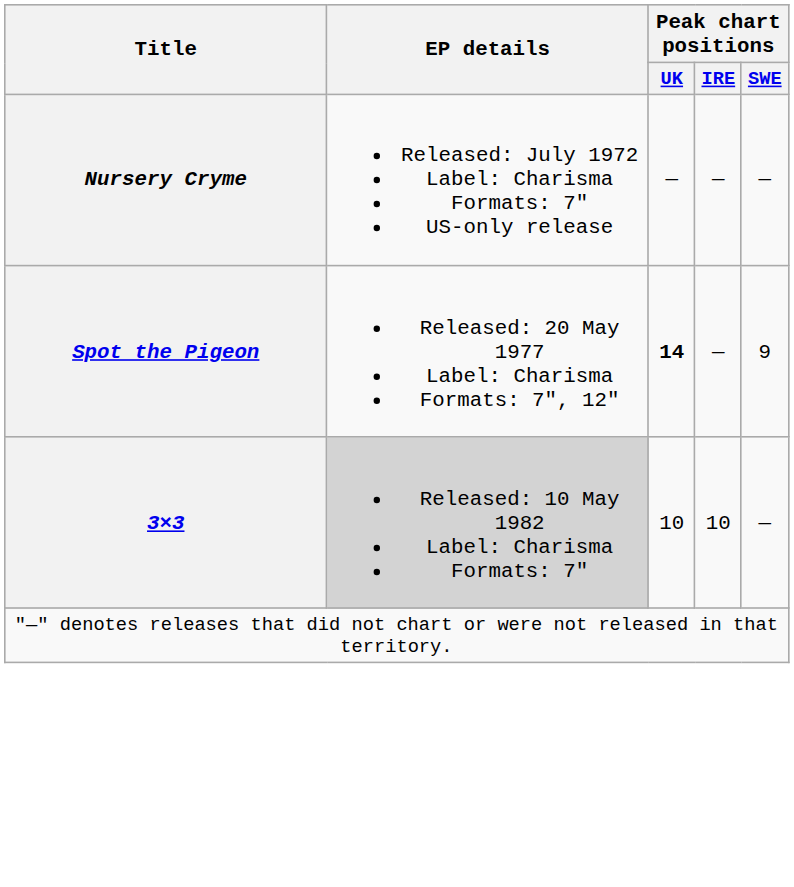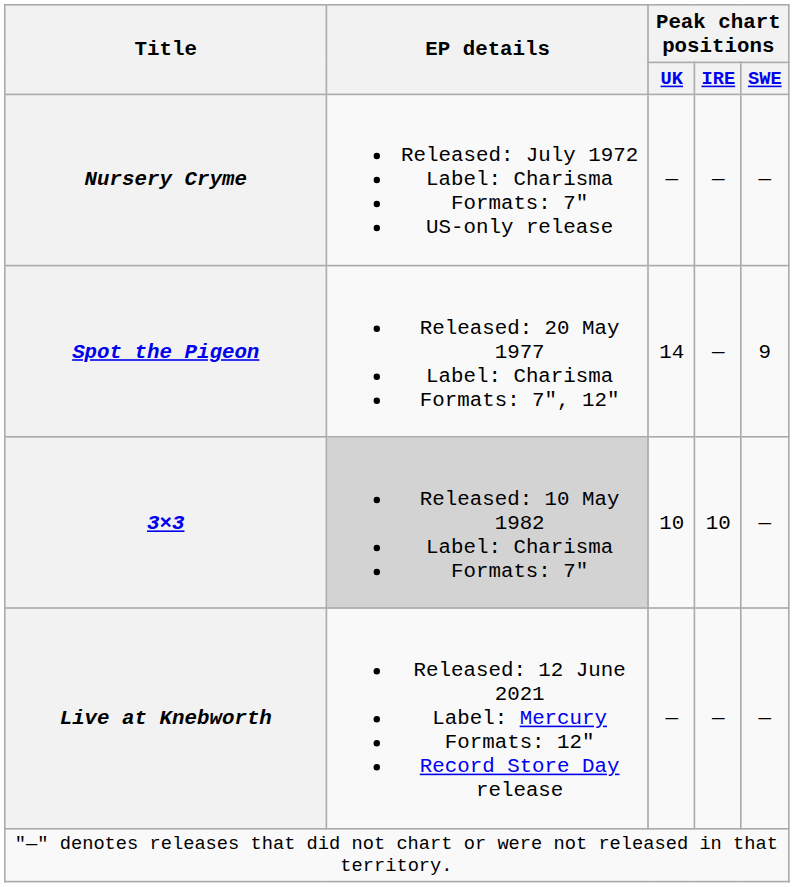(672, 351) bold -> (672, 351) normal
+ row: (166, 718)
